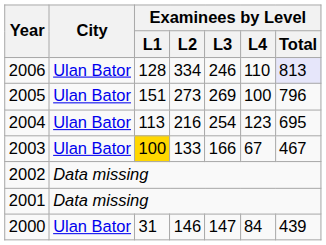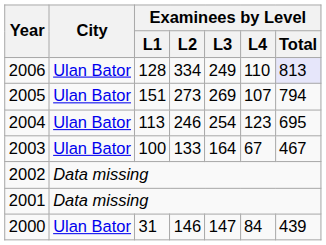(223, 70) 246 -> (223, 70) 249
(258, 96) 100 -> (258, 96) 107
(293, 96) 796 -> (293, 96) 794
(187, 122) 216 -> (187, 122) 246
(152, 148) gold background -> (152, 148) no background
(223, 148) 166 -> (223, 148) 164
